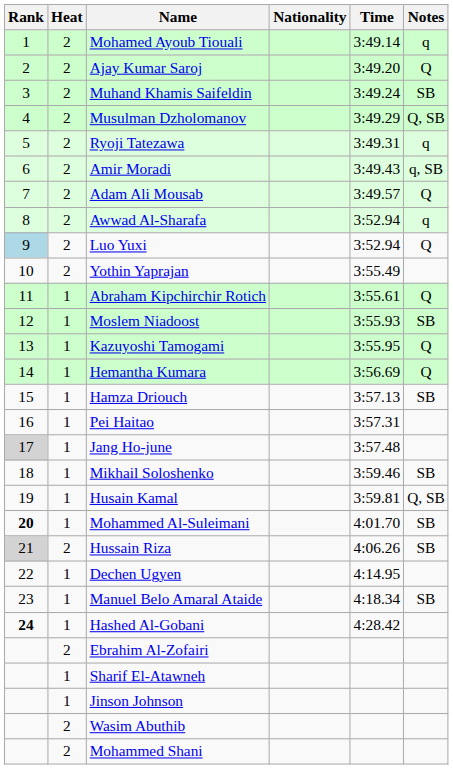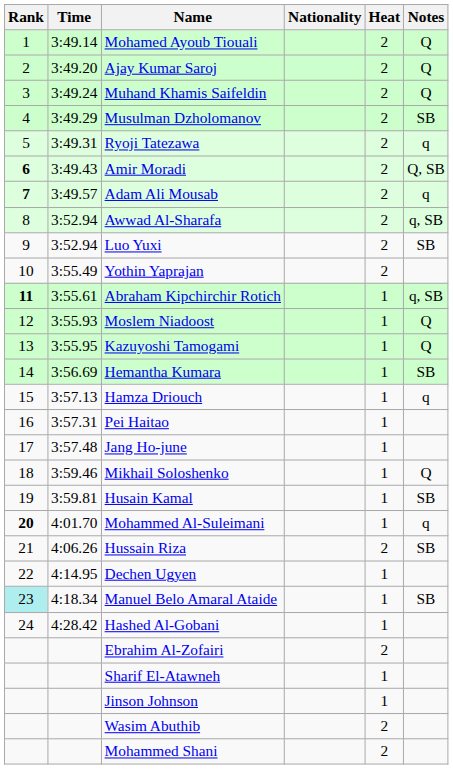columns swapped: (67, 17) <-> (377, 17)
(426, 42) q -> (426, 42) Q
(426, 93) SB -> (426, 93) Q
(426, 118) Q, SB -> (426, 118) SB
(26, 169) normal -> (26, 169) bold
(426, 169) q, SB -> (426, 169) Q, SB
(26, 194) normal -> (26, 194) bold
(426, 194) Q -> (426, 194) q
(426, 219) q -> (426, 219) q, SB
(26, 245) lightblue background -> (26, 245) no background
(426, 245) Q -> (426, 245) SB
(26, 295) normal -> (26, 295) bold
(426, 295) Q -> (426, 295) q, SB
(426, 321) SB -> (426, 321) Q
(426, 371) Q -> (426, 371) SB
(426, 397) SB -> (426, 397) q
(26, 447) lightgrey background -> (26, 447) no background
(426, 472) SB -> (426, 472) Q
(426, 498) Q, SB -> (426, 498) SB
(426, 523) SB -> (426, 523) q
(26, 548) lightgrey background -> (26, 548) no background
(26, 599) no background -> (26, 599) paleturquoise background
(26, 624) bold -> (26, 624) normal
